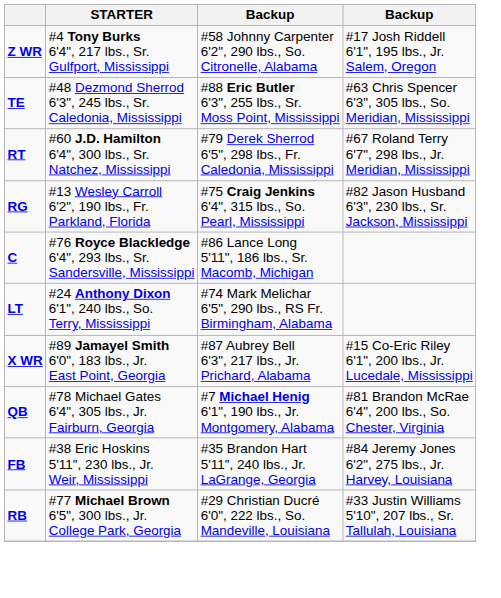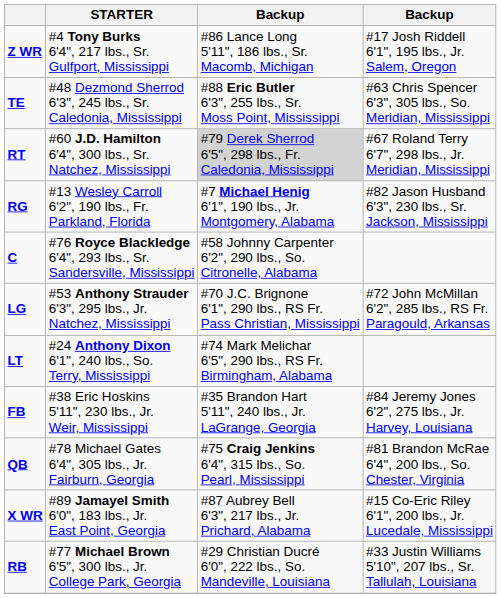(267, 51) #58 Johnny Carpenter 6'2", 290 lbs., So. Citronelle, Alabama -> (257, 51) #86 Lance Long 5'11", 186 lbs., Sr. Macomb, Michigan
(267, 154) no background -> (267, 154) lightgrey background
(258, 206) #75 Craig Jenkins 6'4", 315 lbs., So. Pearl, Mississippi -> (267, 206) #7 Michael Henig 6'1", 190 lbs., Jr. Montgomery, Alabama
(257, 257) #86 Lance Long 5'11", 186 lbs., Sr. Macomb, Michigan -> (267, 257) #58 Johnny Carpenter 6'2", 290 lbs., So. Citronelle, Alabama
+ row: (17, 309)
rows swapped: (25, 360) <-> (16, 464)
(267, 412) #7 Michael Henig 6'1", 190 lbs., Jr. Montgomery, Alabama -> (258, 464) #75 Craig Jenkins 6'4", 315 lbs., So. Pearl, Mississippi
